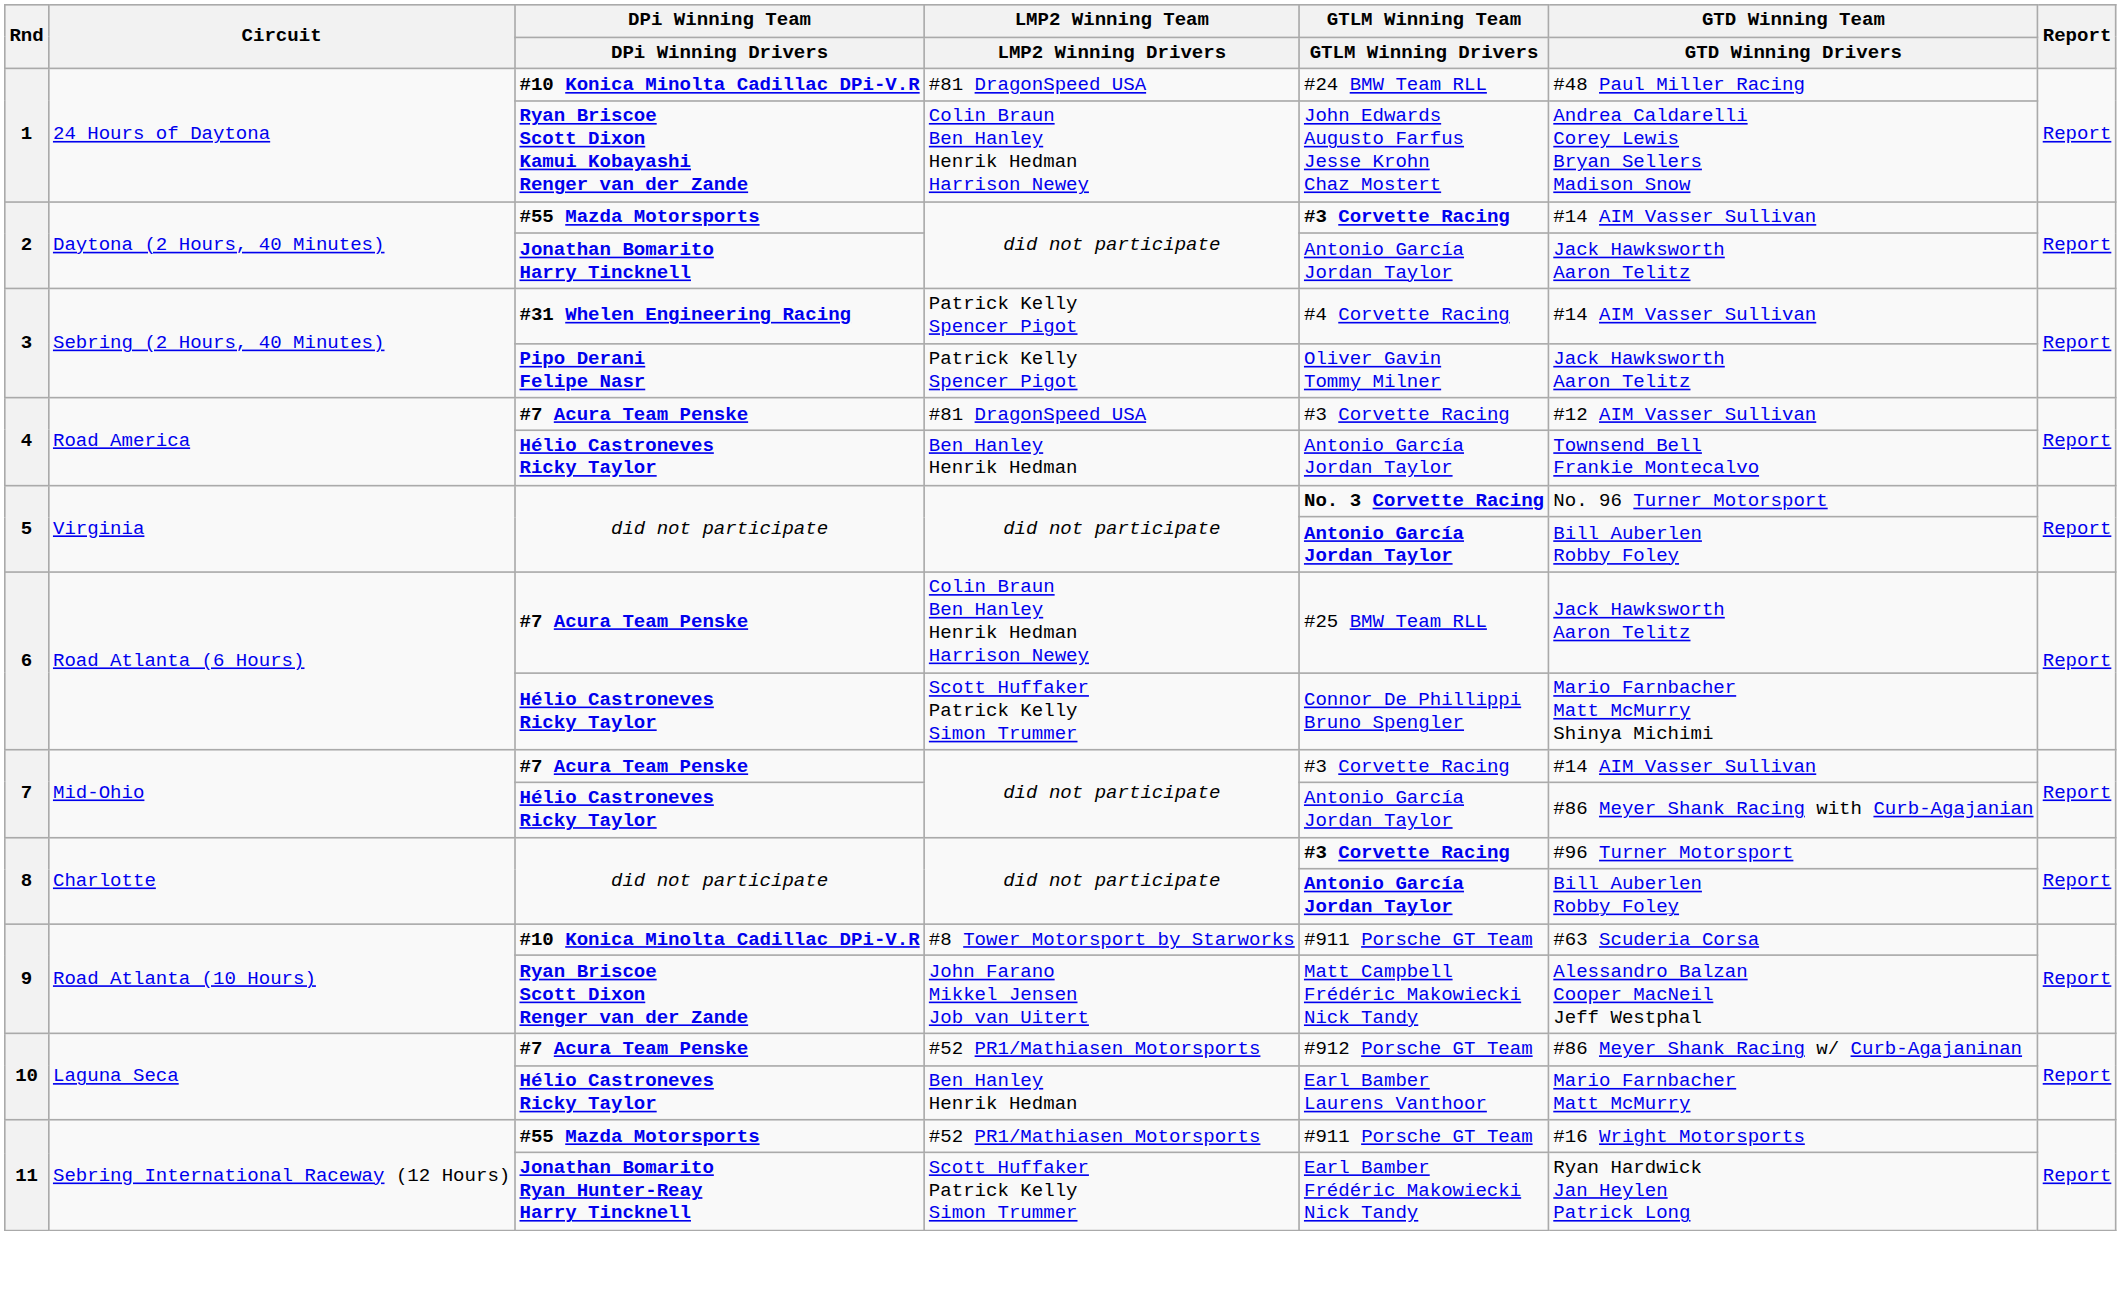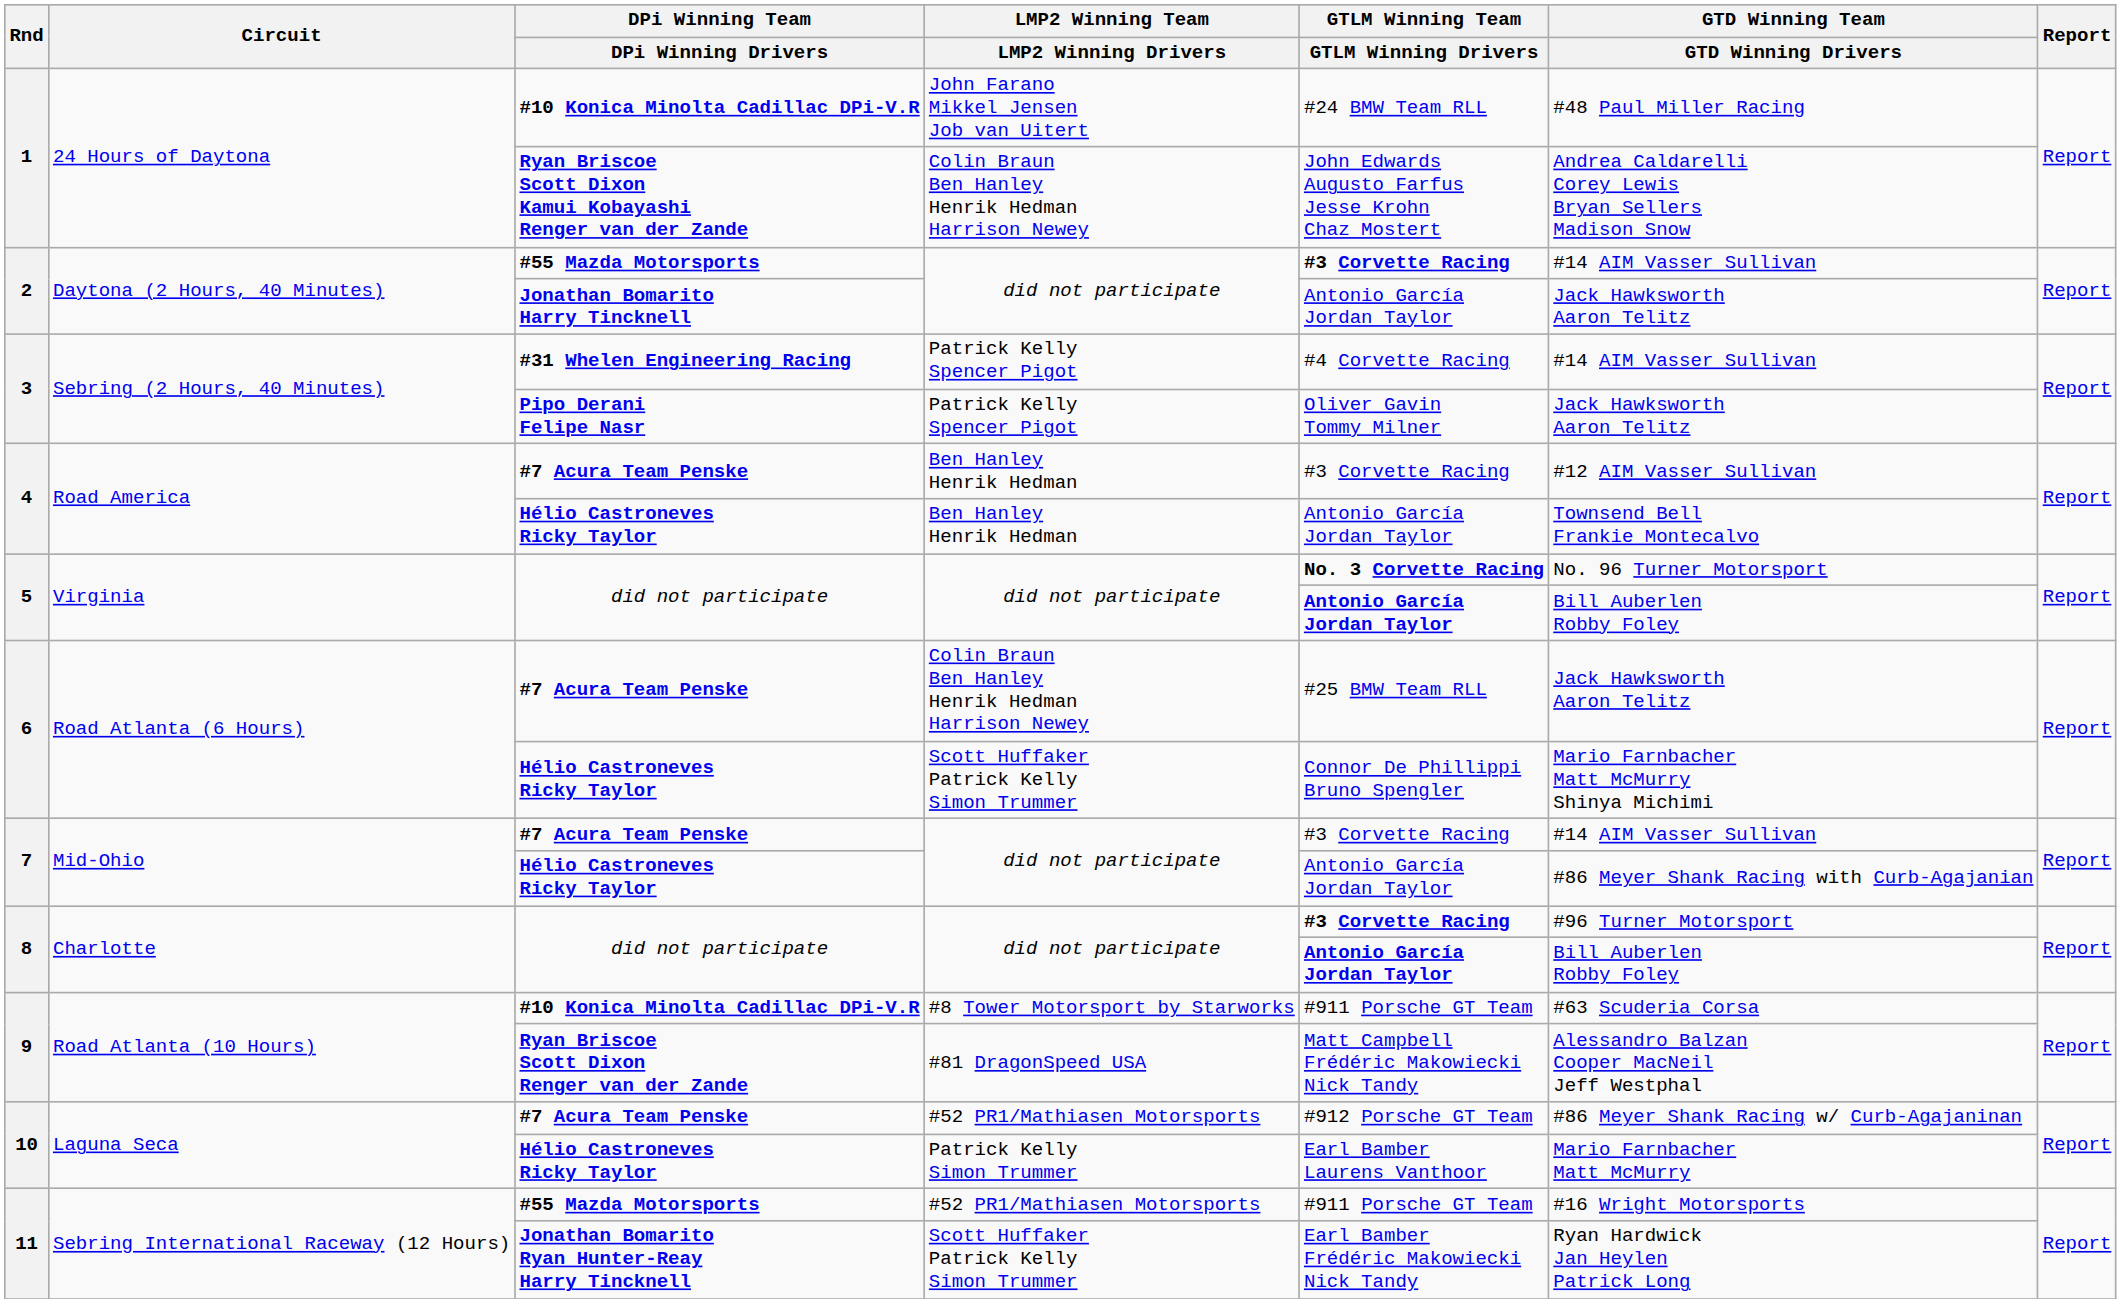(1037, 85) #81 DragonSpeed USA -> (1009, 107) John Farano Mikkel Jensen Job van Uitert
(1037, 414) #81 DragonSpeed USA -> (1003, 471) Ben Hanley Henrik Hedman
(1009, 994) John Farano Mikkel Jensen Job van Uitert -> (1037, 1063) #81 DragonSpeed USA
(1003, 1093) Ben Hanley Henrik Hedman -> (1003, 1161) Patrick Kelly Simon Trummer
